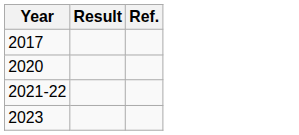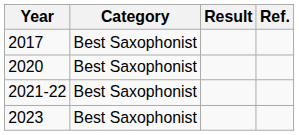+ column: (135, 17)
